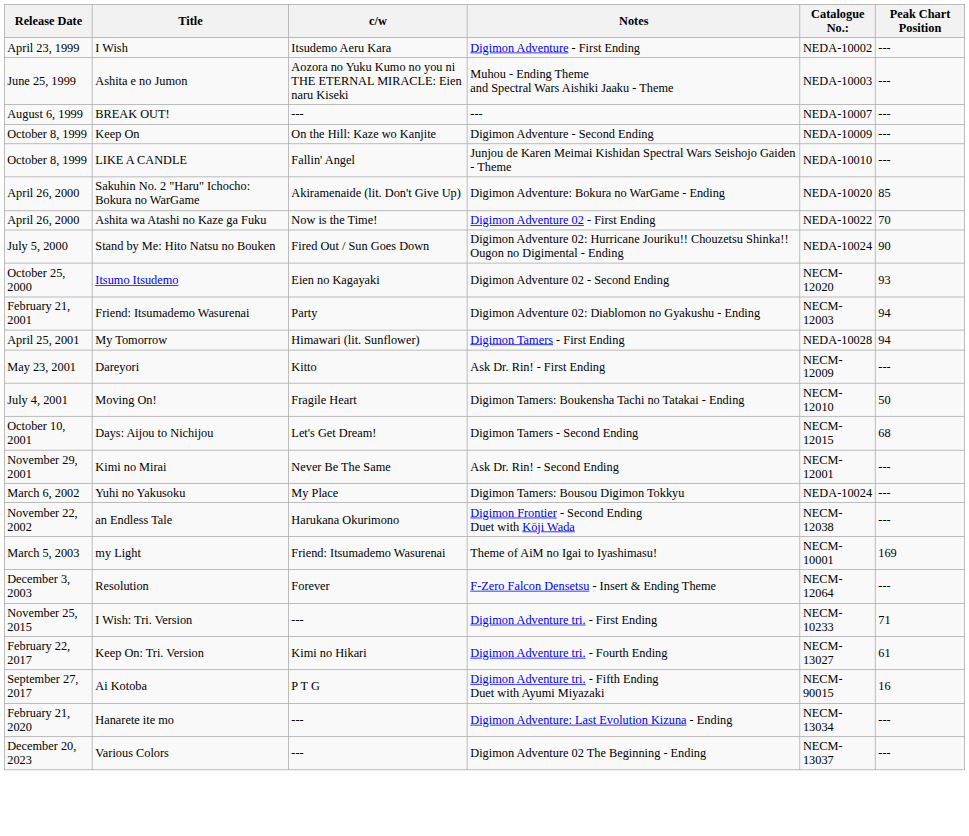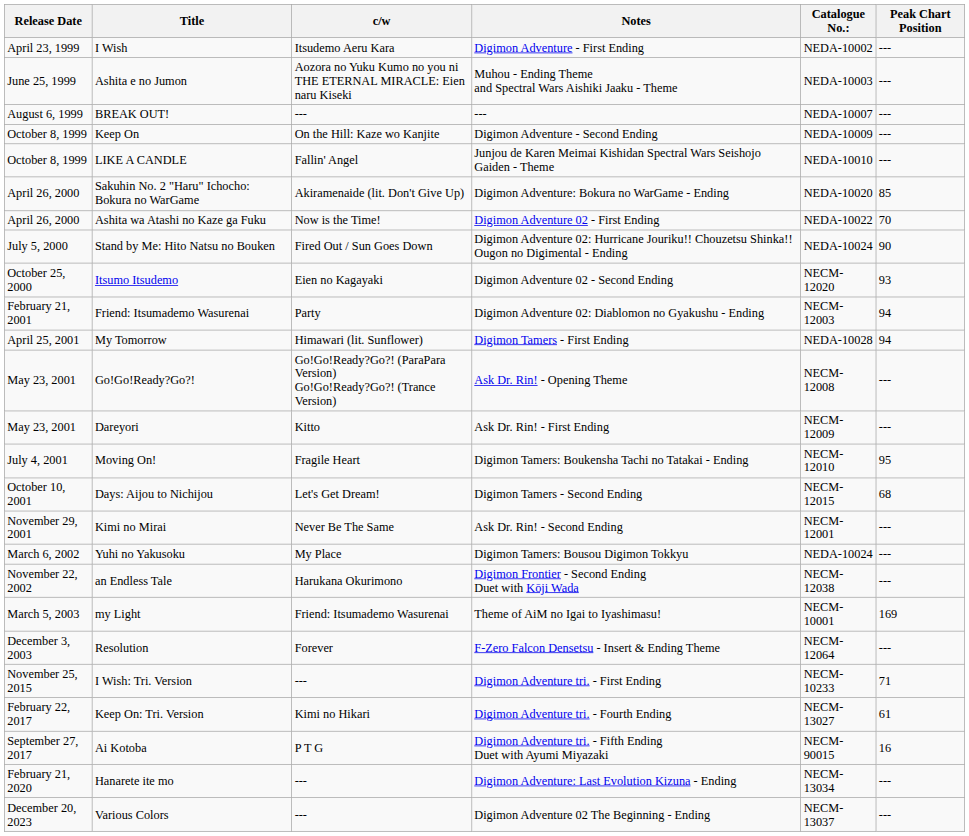+ row: (145, 380)
(884, 399) 50 -> (885, 461) 95
